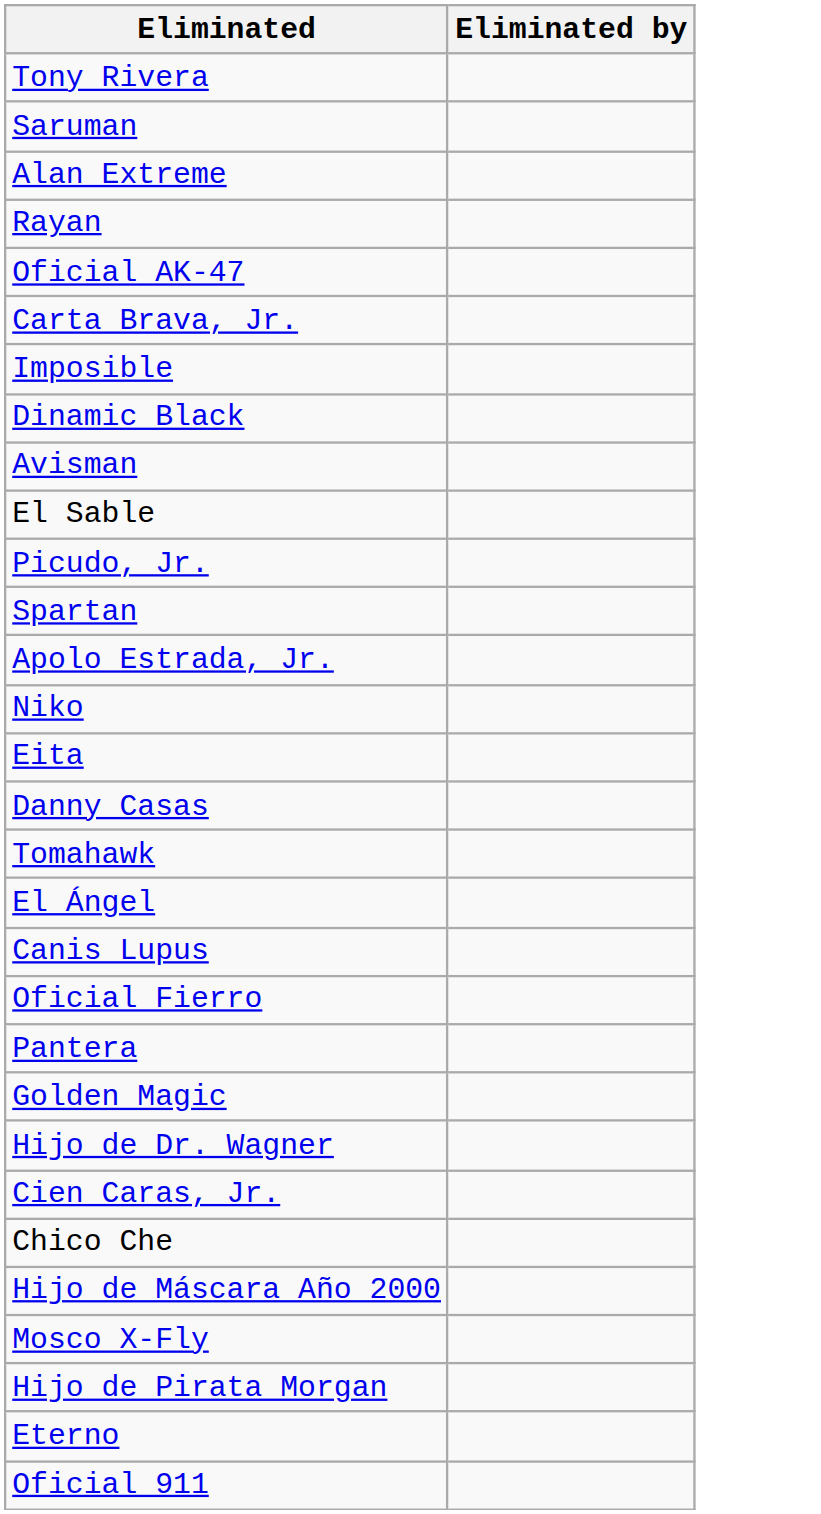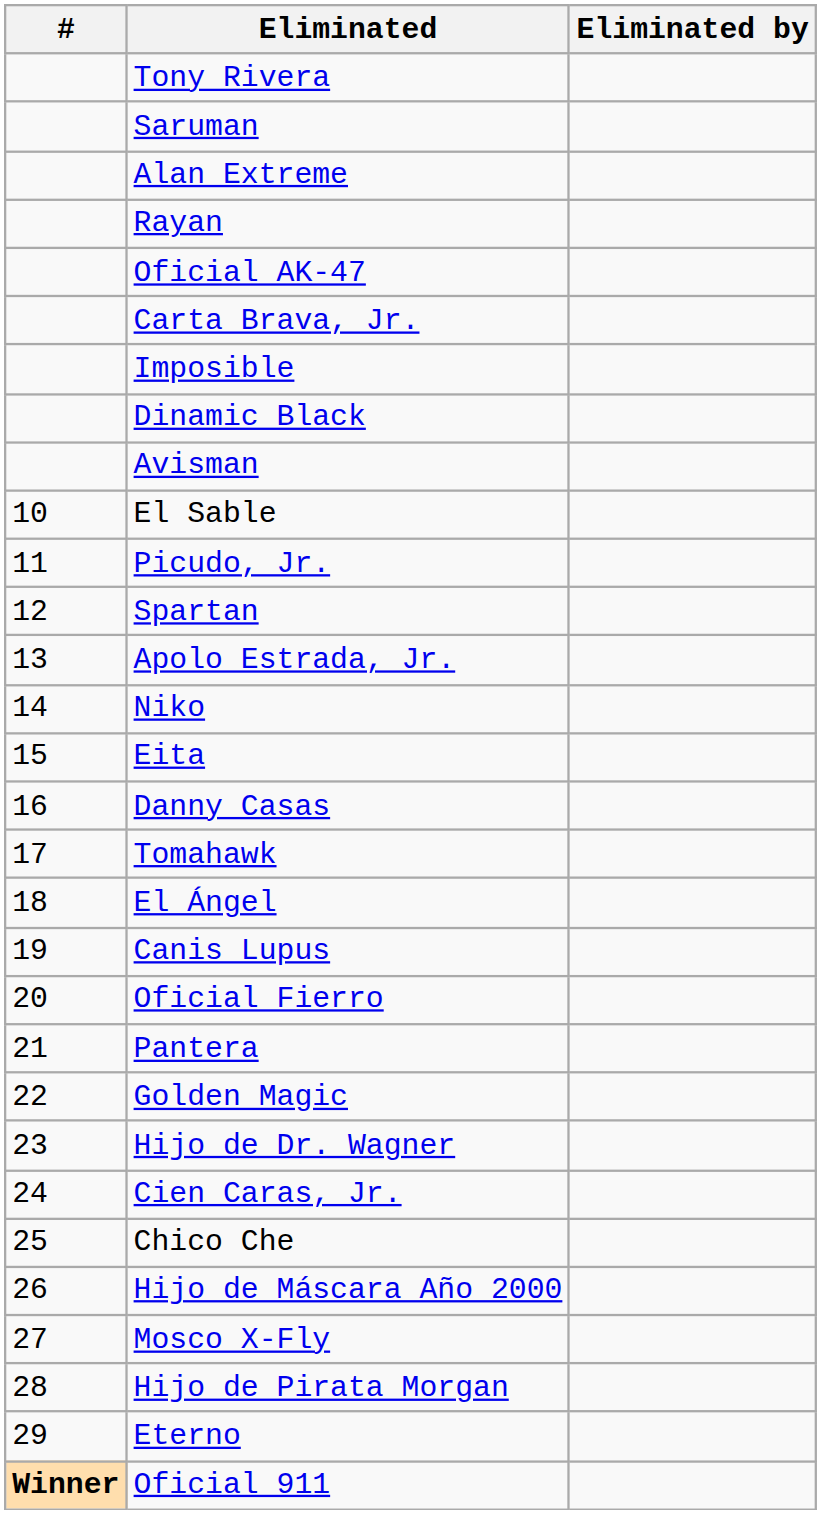+ column: (66, 29)
